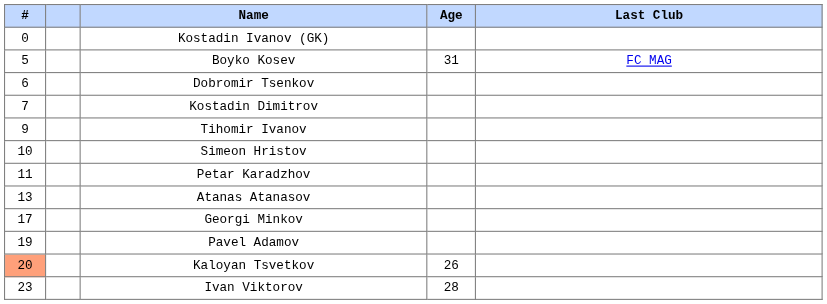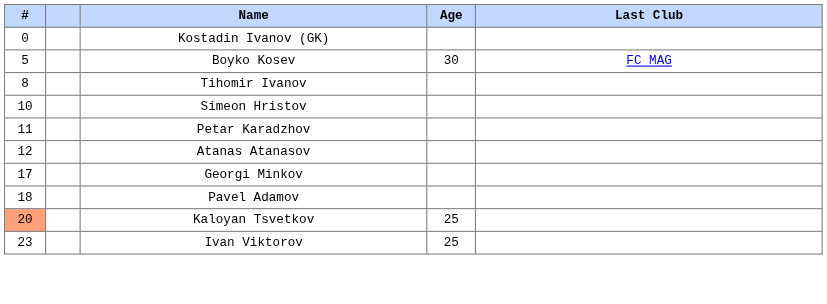(451, 61) 31 -> (451, 61) 30
- row: (254, 84)
- row: (254, 107)
(25, 129) 9 -> (25, 84) 8
(25, 197) 13 -> (25, 152) 12
(25, 243) 19 -> (25, 197) 18
(451, 265) 26 -> (451, 220) 25
(451, 288) 28 -> (451, 243) 25
